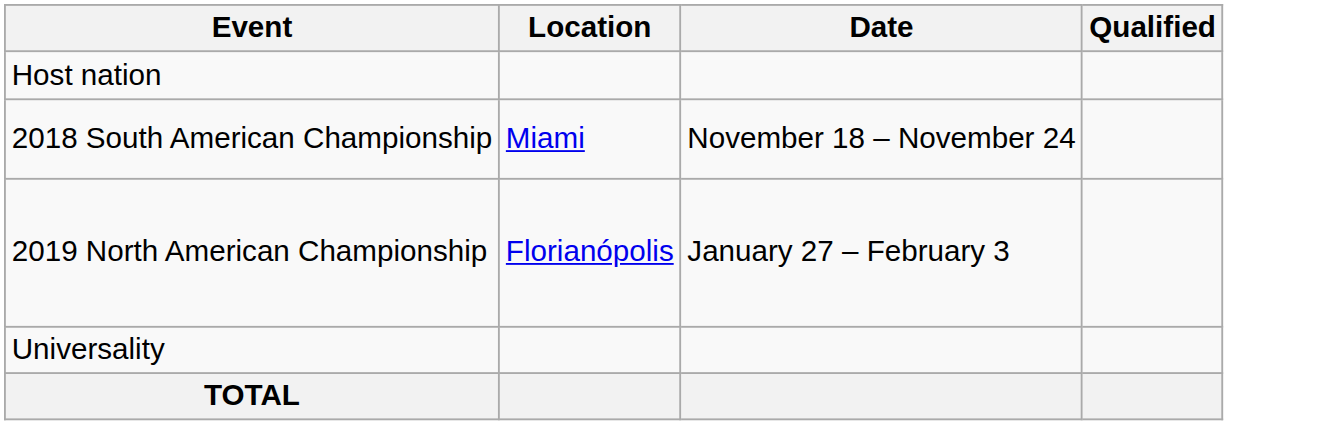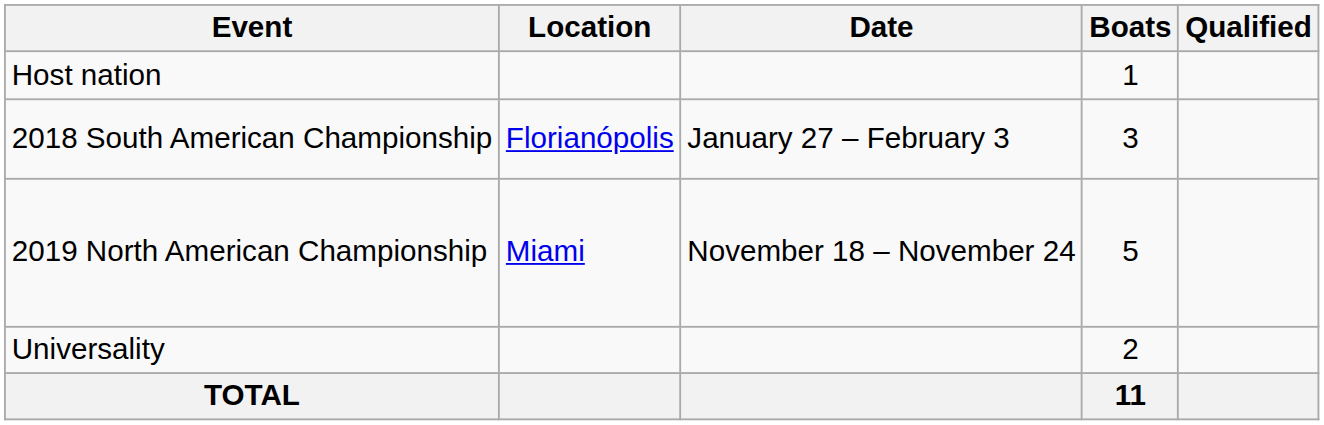+ column: (1130, 27)
(545, 138) Miami -> (590, 138) Florianópolis
(881, 138) November 18 – November 24 -> (849, 138) January 27 – February 3
(590, 252) Florianópolis -> (545, 252) Miami
(849, 252) January 27 – February 3 -> (881, 252) November 18 – November 24
